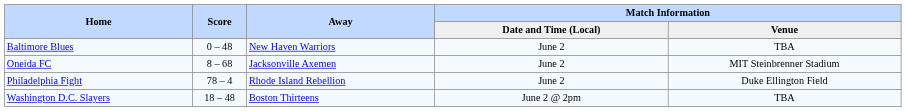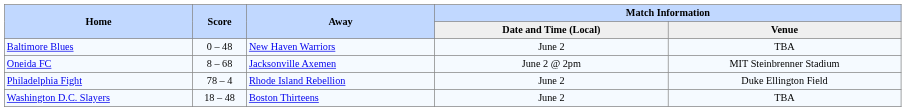(551, 64) June 2 -> (551, 64) June 2 @ 2pm
(551, 98) June 2 @ 2pm -> (551, 98) June 2
